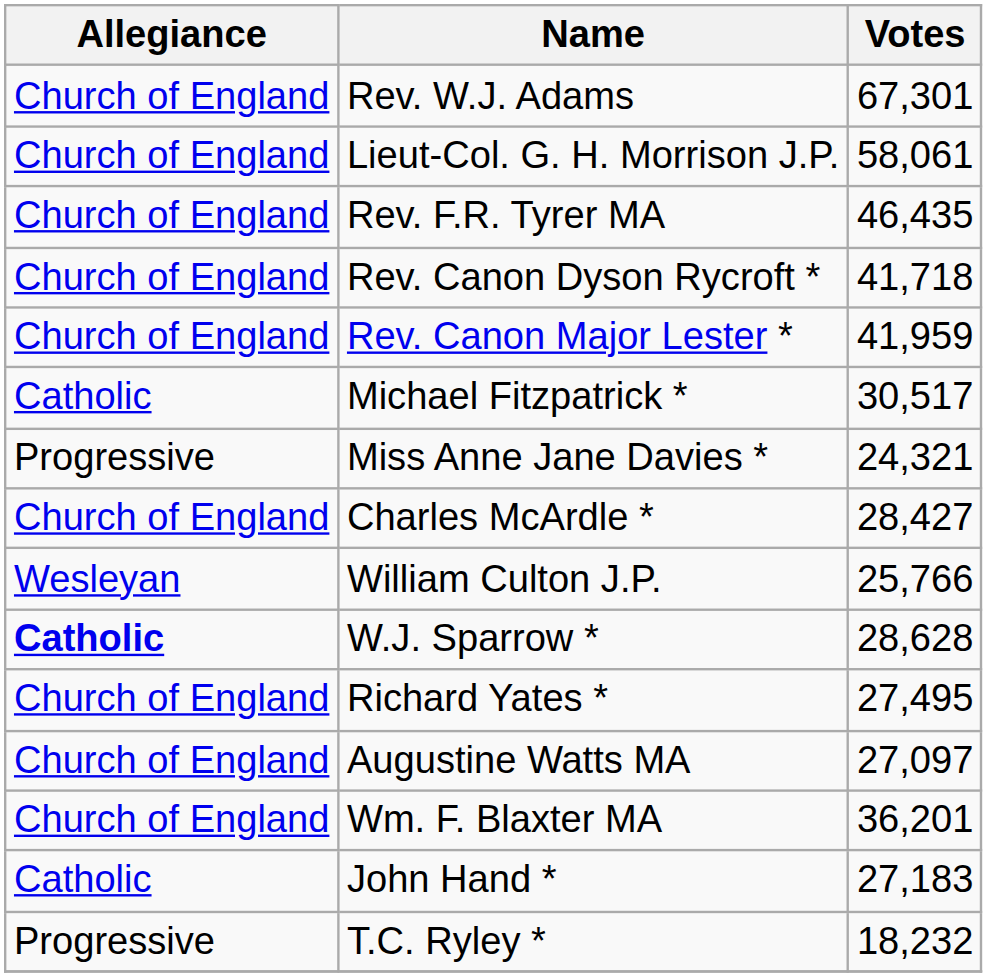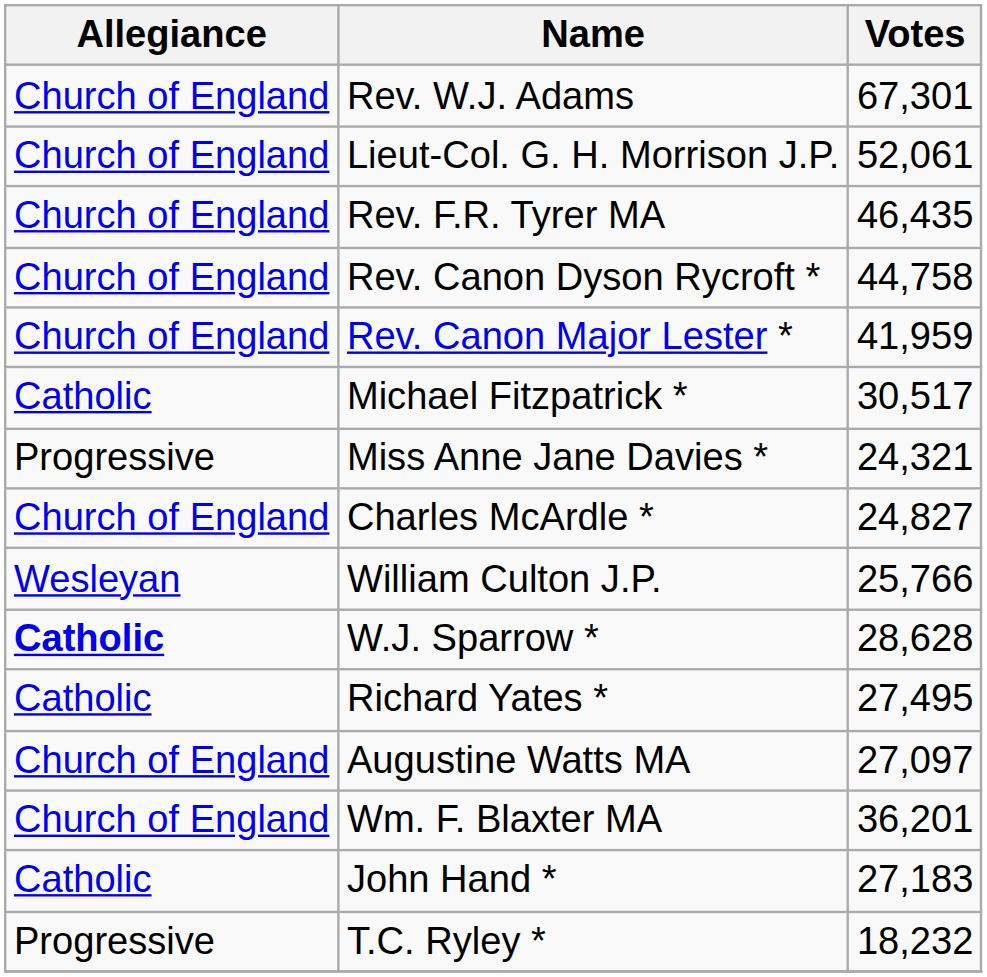(915, 155) 58,061 -> (915, 155) 52,061
(915, 276) 41,718 -> (915, 276) 44,758
(915, 517) 28,427 -> (915, 517) 24,827
(172, 699) Church of England -> (83, 699) Catholic
